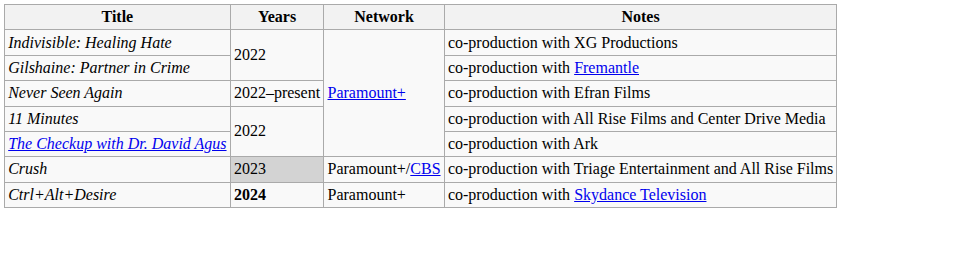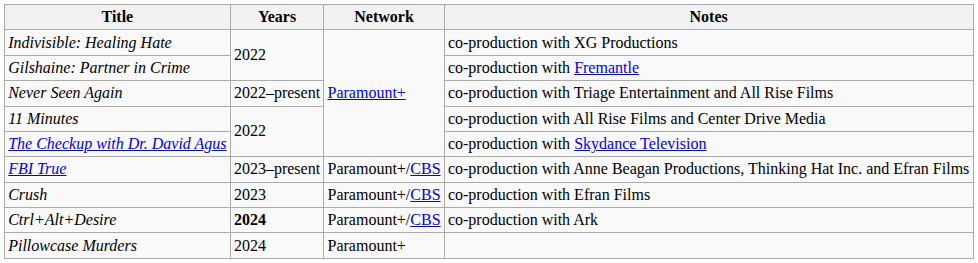(549, 93) co-production with Efran Films -> (641, 93) co-production with Triage Entertainment and All Rise Films
(523, 144) co-production with Ark -> (577, 144) co-production with Skydance Television
+ row: (37, 169)
(250, 169) lightgrey background -> (250, 194) no background
(641, 169) co-production with Triage Entertainment and All Rise Films -> (549, 194) co-production with Efran Films
(367, 194) Paramount+ -> (384, 220) Paramount+/CBS
(577, 194) co-production with Skydance Television -> (523, 220) co-production with Ark
+ row: (73, 245)
